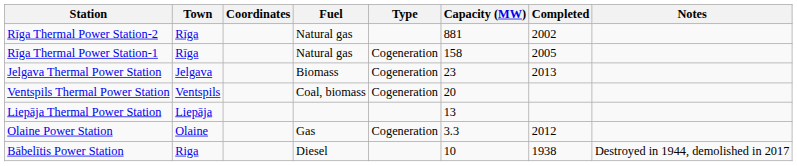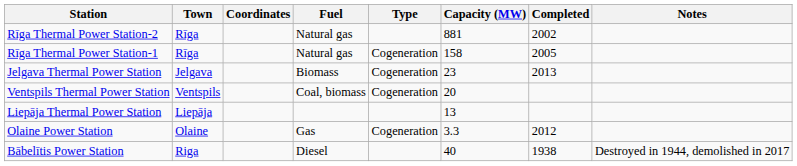(450, 151) 10 -> (450, 151) 40
